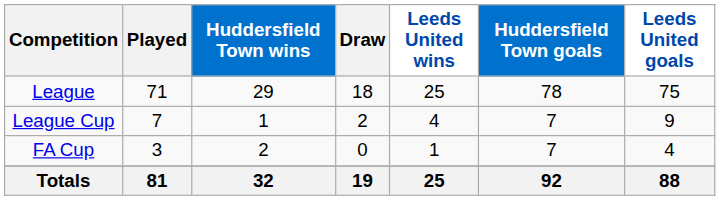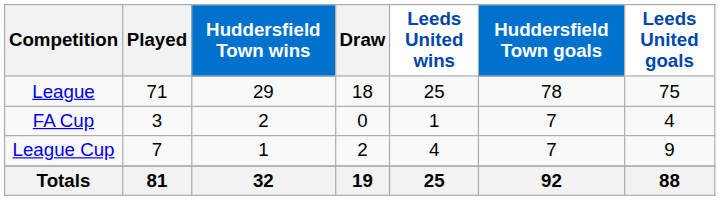rows swapped: (63, 150) <-> (63, 120)
